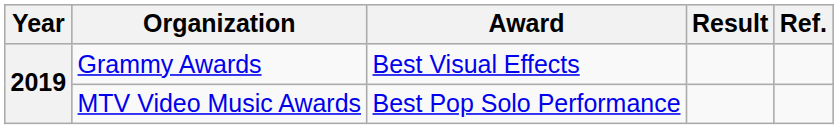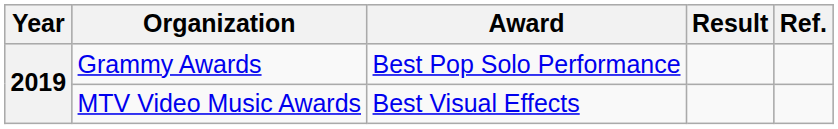(476, 63) Best Visual Effects -> (527, 63) Best Pop Solo Performance
(527, 103) Best Pop Solo Performance -> (476, 103) Best Visual Effects
